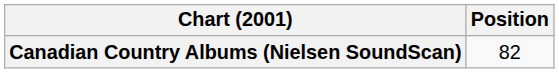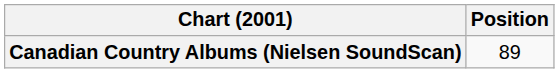(510, 51) 82 -> (510, 51) 89
